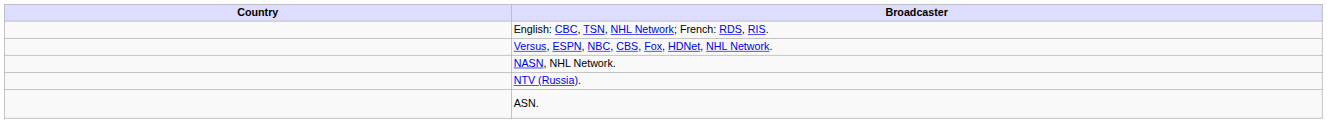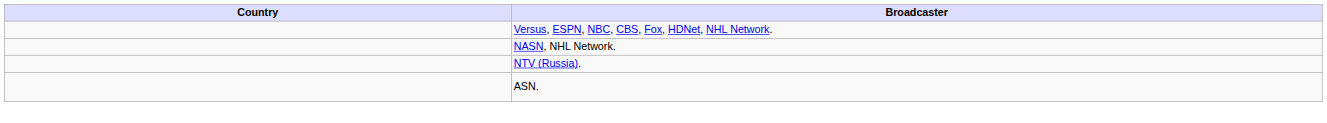- row: (641, 30)
